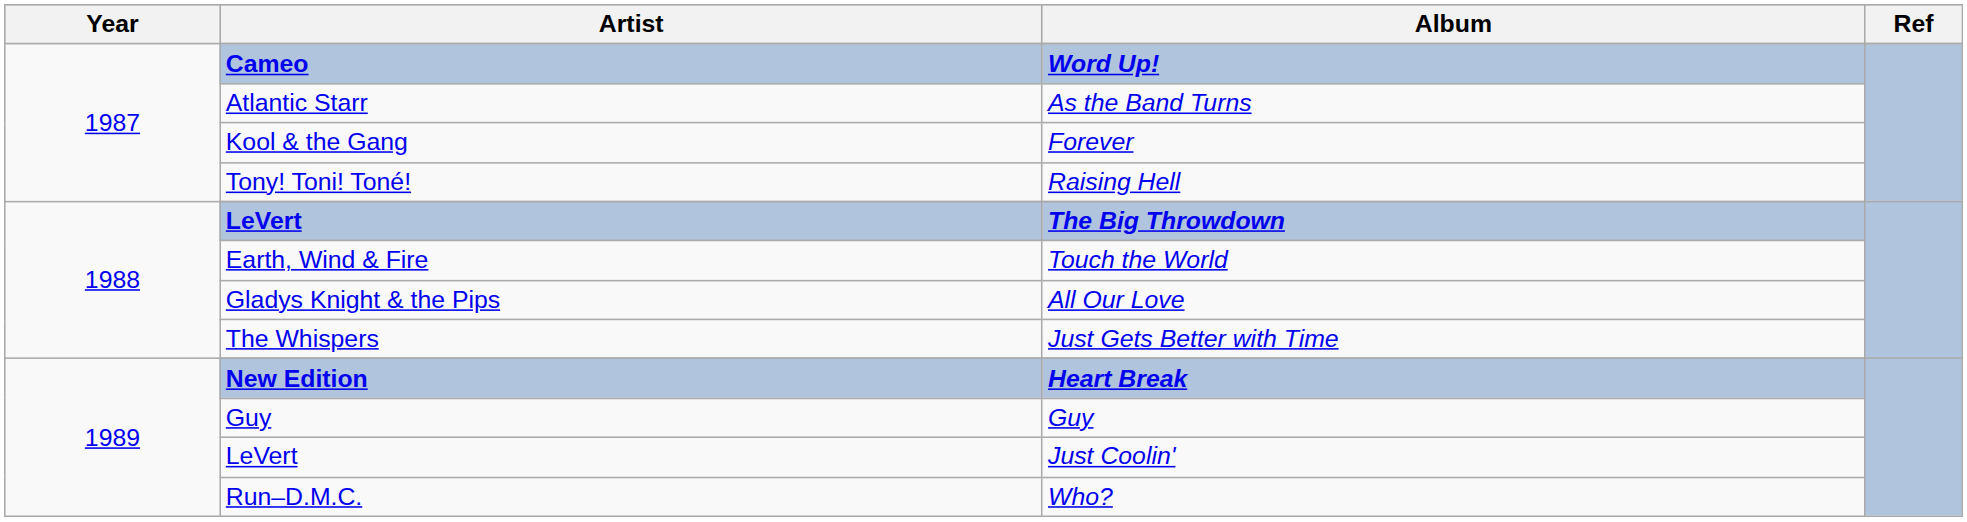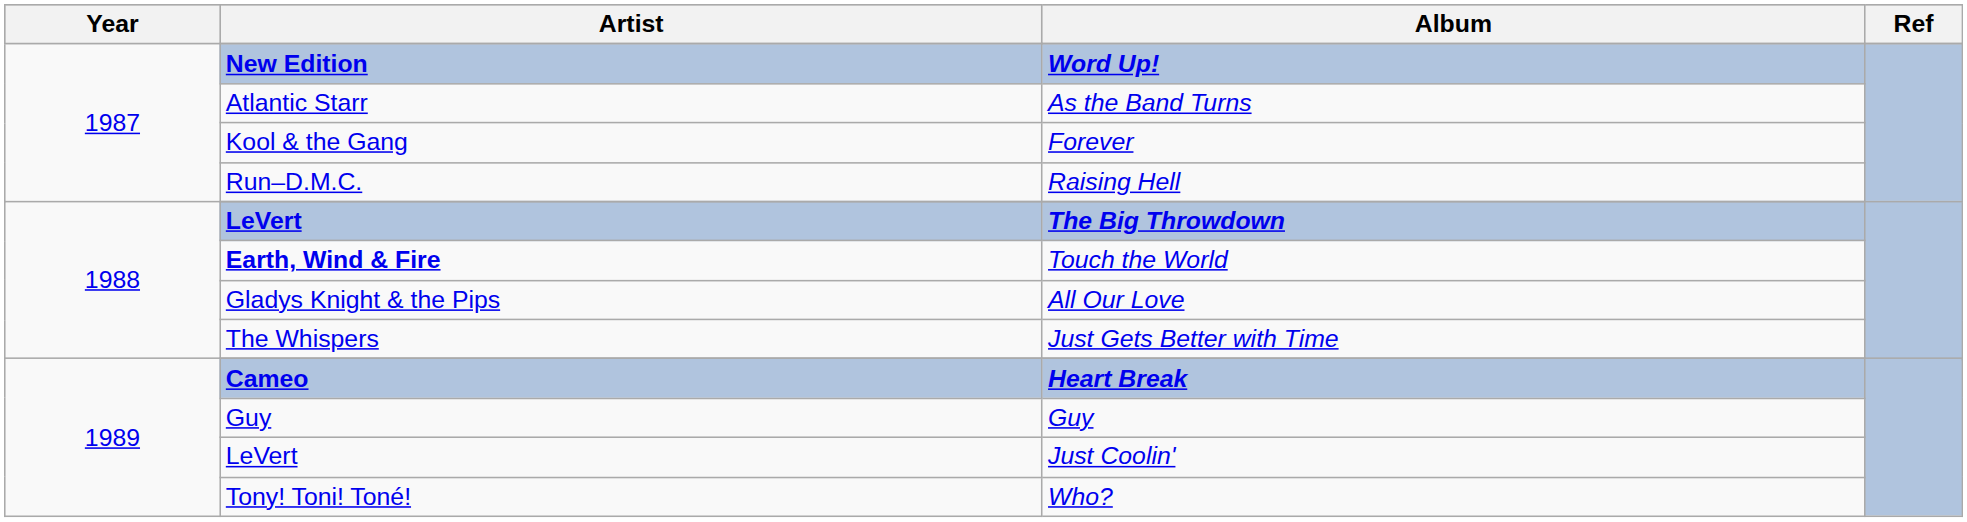(267, 63) Cameo -> (297, 63) New Edition
(318, 181) Tony! Toni! Toné! -> (294, 181) Run–D.M.C.
(327, 260) normal -> (333, 260) bold
(297, 378) New Edition -> (267, 378) Cameo
(294, 496) Run–D.M.C. -> (318, 496) Tony! Toni! Toné!
